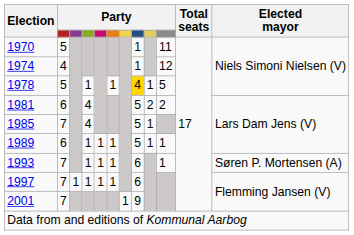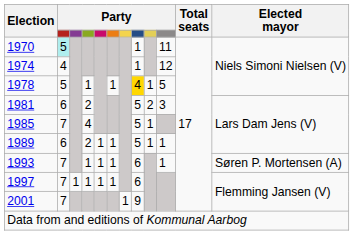(63, 47) no background -> (63, 47) paleturquoise background
(88, 104) 4 -> (88, 104) 2
(162, 104) 2 -> (162, 104) 3
(88, 143) 1 -> (88, 143) 2
